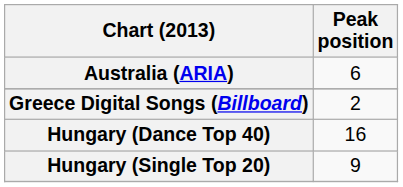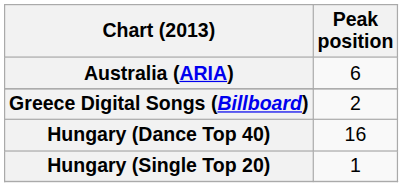(355, 165) 9 -> (355, 165) 1
